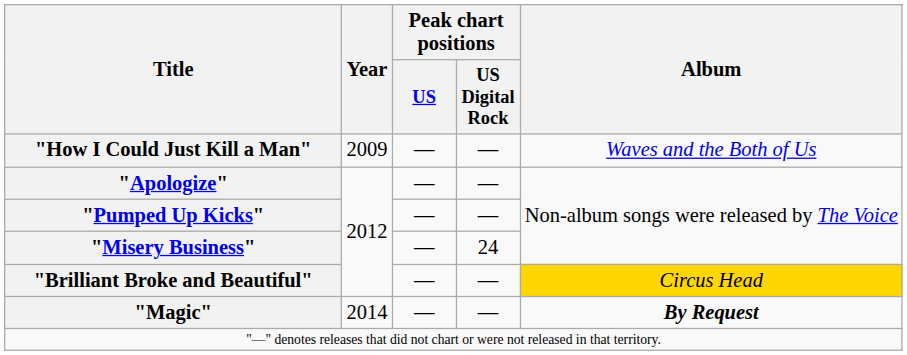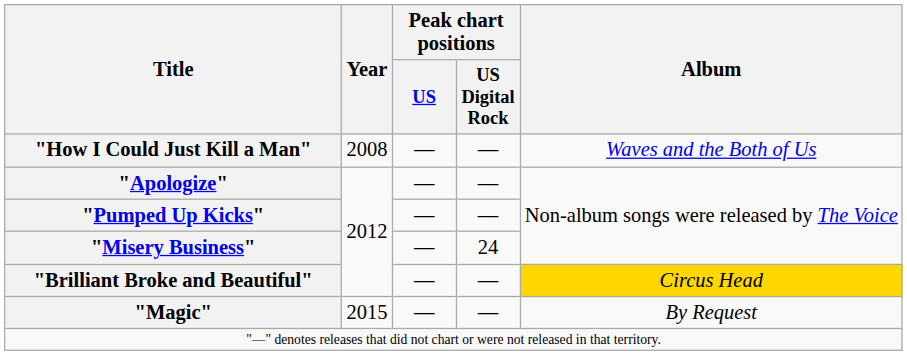(367, 150) 2009 -> (367, 150) 2008
(367, 312) 2014 -> (367, 312) 2015
(711, 312) bold -> (711, 312) normal
